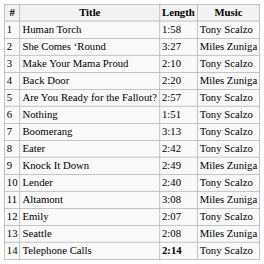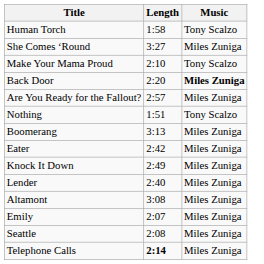- column: (12, 13)
(228, 81) normal -> (214, 81) bold
(226, 98) Tony Scalzo -> (213, 98) Miles Zuniga
(226, 132) Tony Scalzo -> (213, 132) Miles Zuniga
(226, 149) Tony Scalzo -> (213, 149) Miles Zuniga
(226, 183) Tony Scalzo -> (213, 183) Miles Zuniga
(226, 217) Tony Scalzo -> (213, 217) Miles Zuniga
(226, 251) Tony Scalzo -> (213, 251) Miles Zuniga
